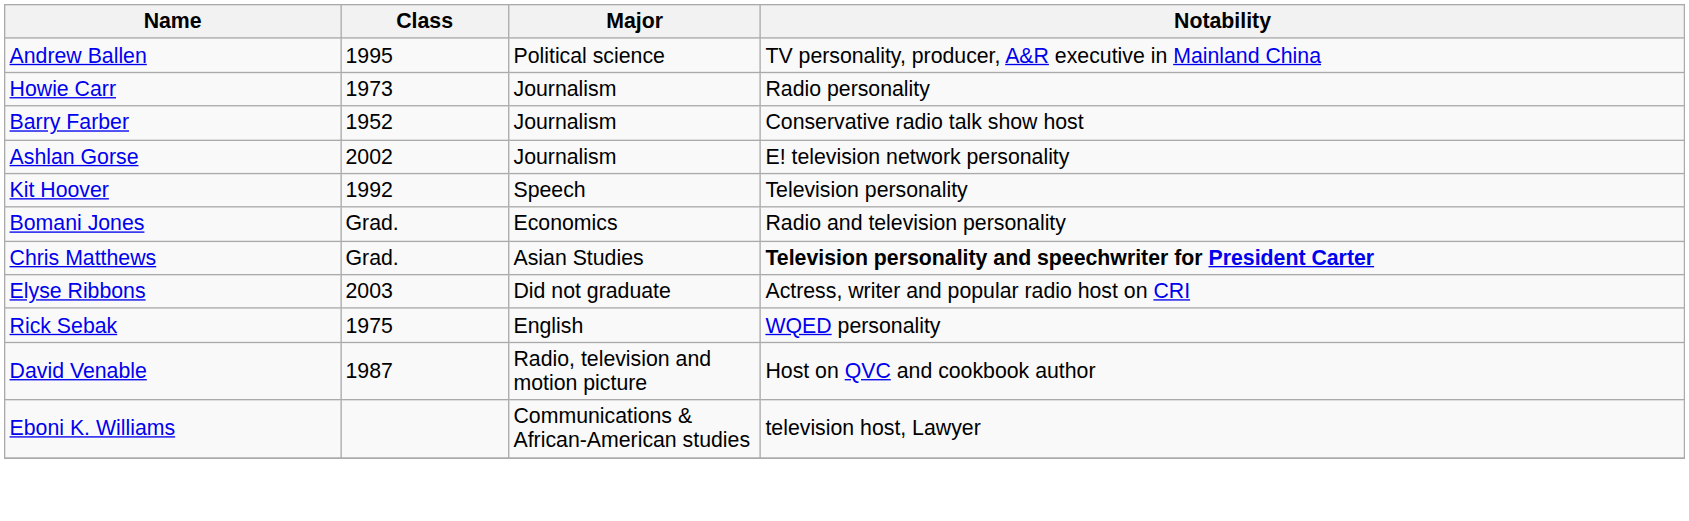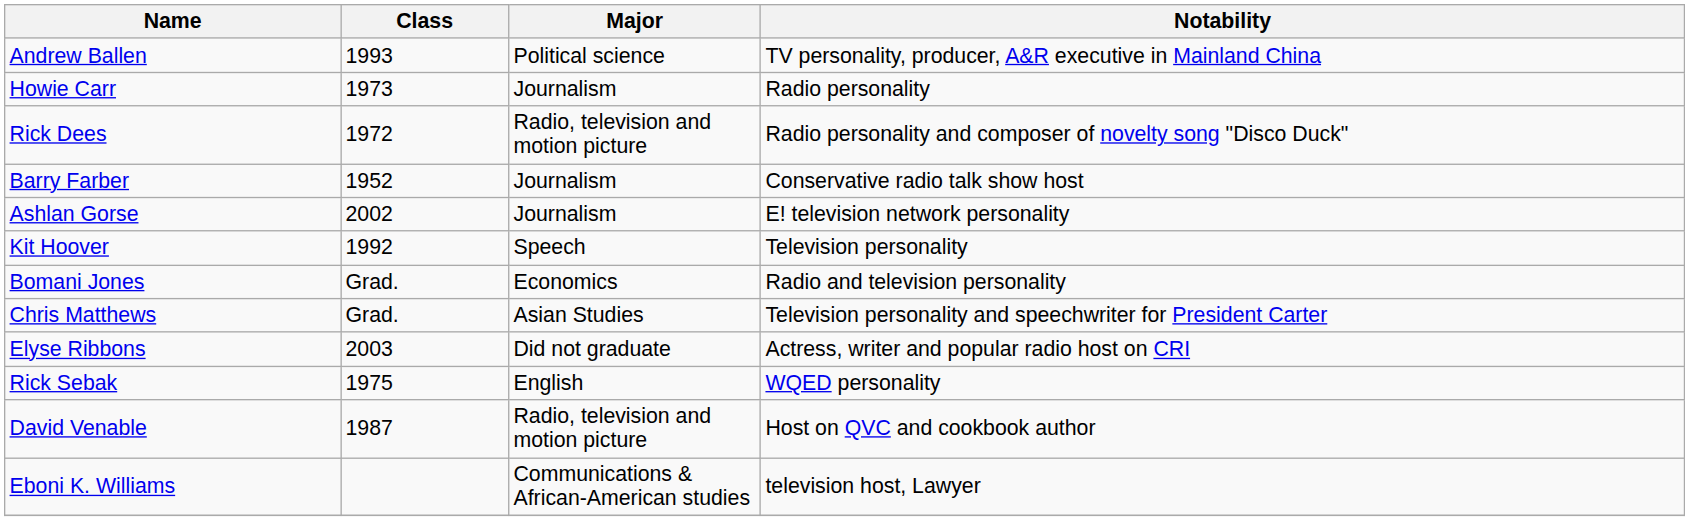(369, 55) 1995 -> (369, 55) 1993
+ row: (58, 134)
(1070, 257) bold -> (1046, 315) normal
